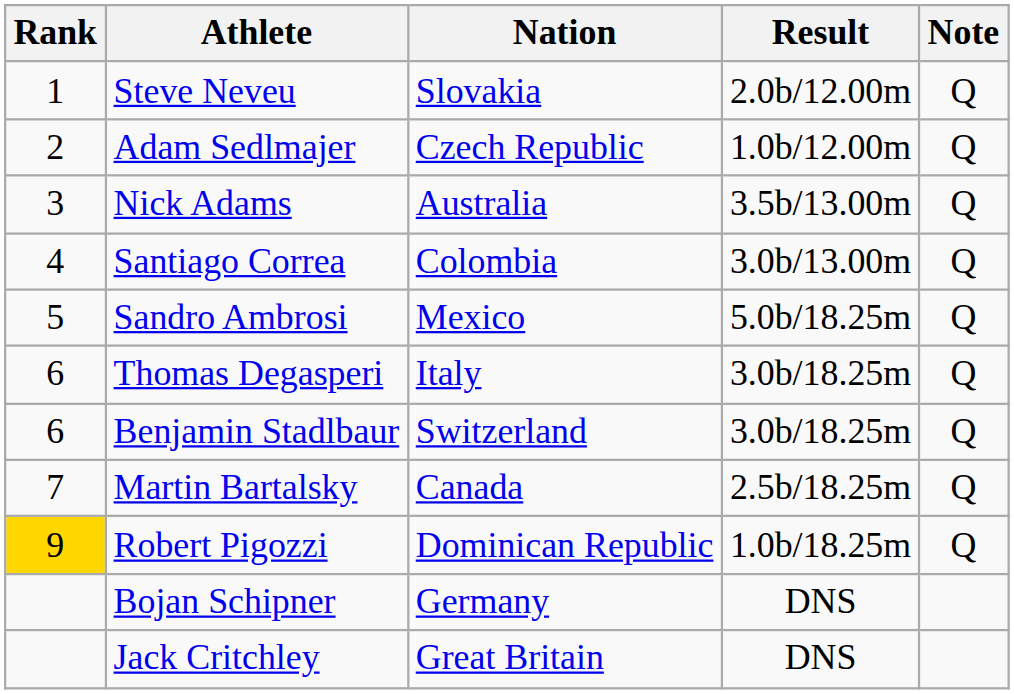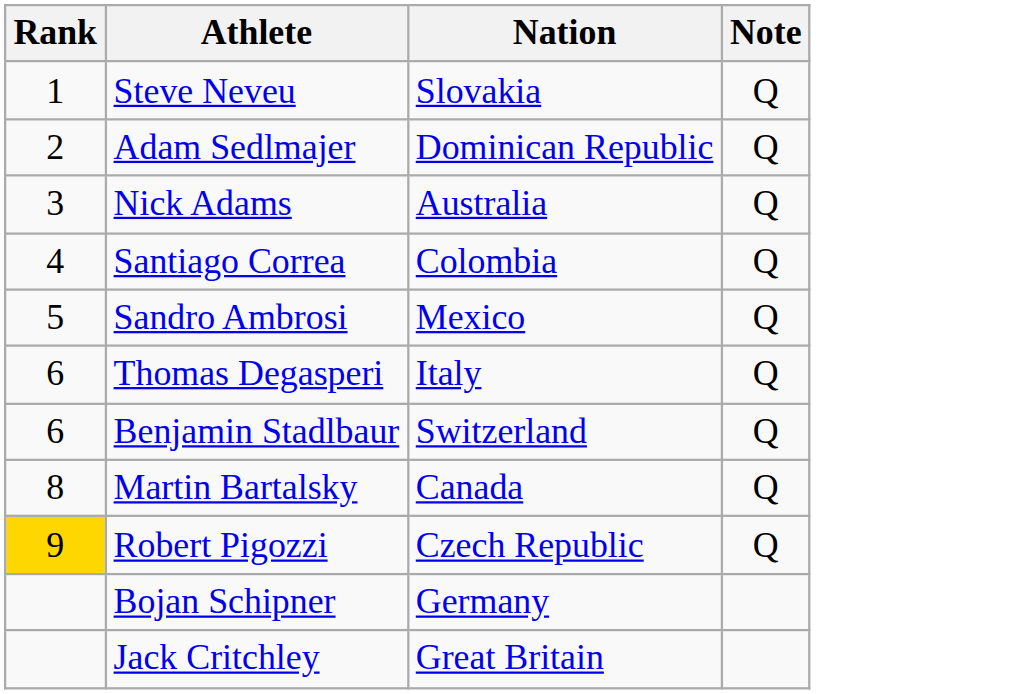- column: (820, 32)
(530, 146) Czech Republic -> (565, 146) Dominican Republic
(55, 487) 7 -> (55, 487) 8
(565, 544) Dominican Republic -> (530, 544) Czech Republic
